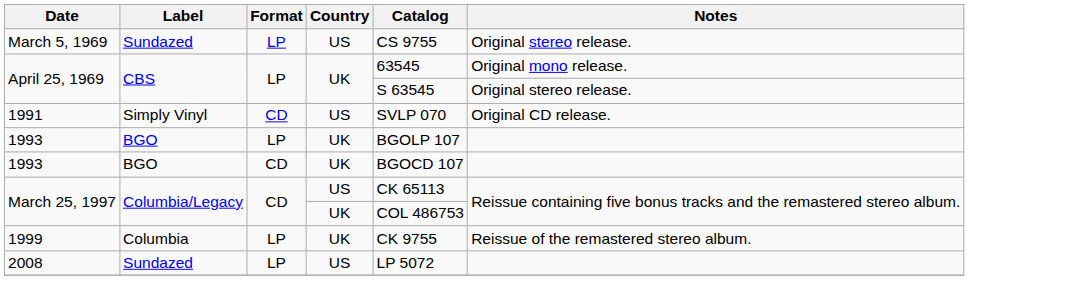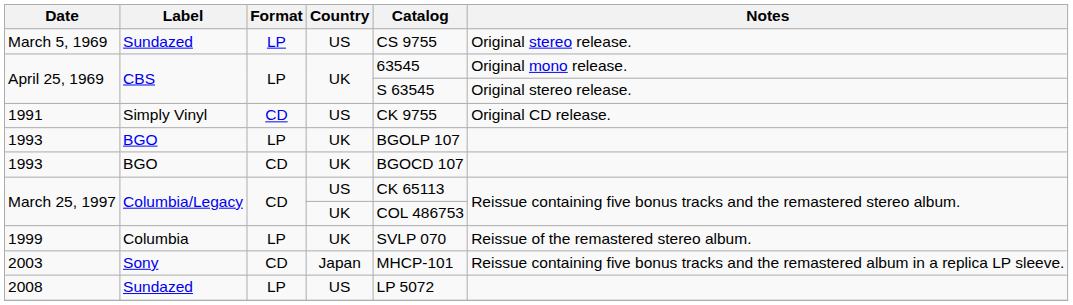(411, 115) SVLP 070 -> (407, 115) CK 9755
(407, 238) CK 9755 -> (411, 238) SVLP 070
+ row: (25, 262)
